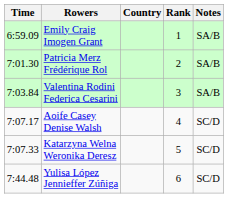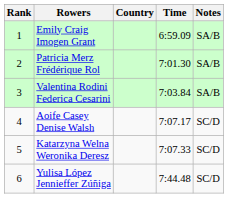columns swapped: (178, 12) <-> (23, 12)
